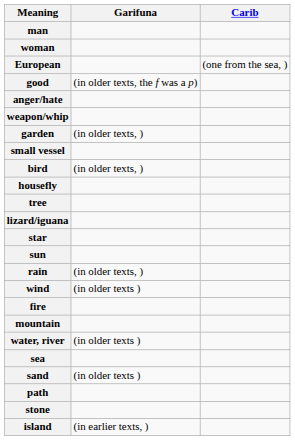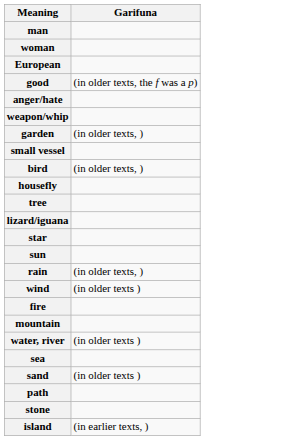- column: (245, 13)
